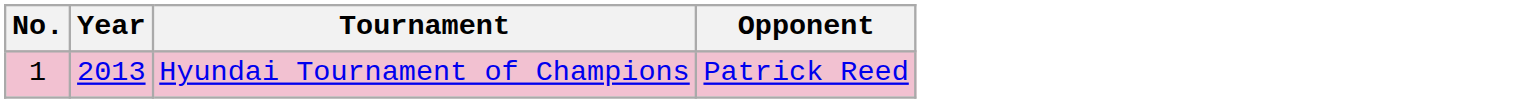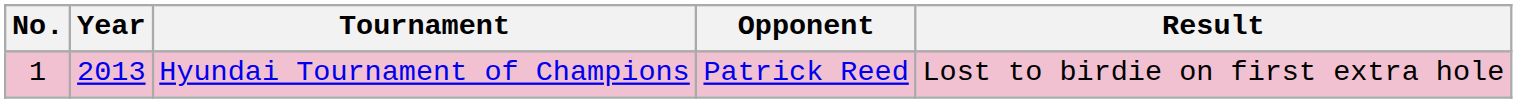+ column: (1213, 29)
